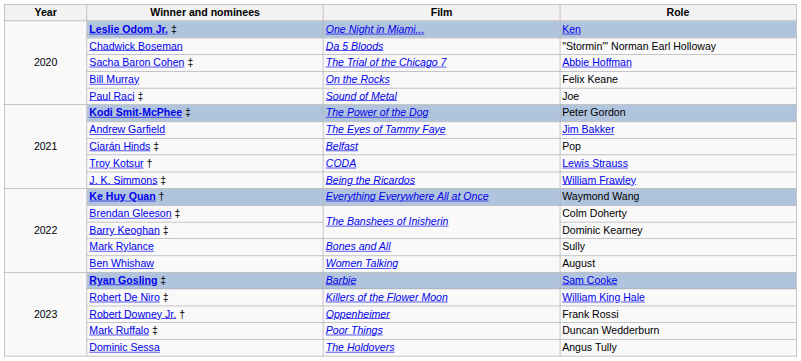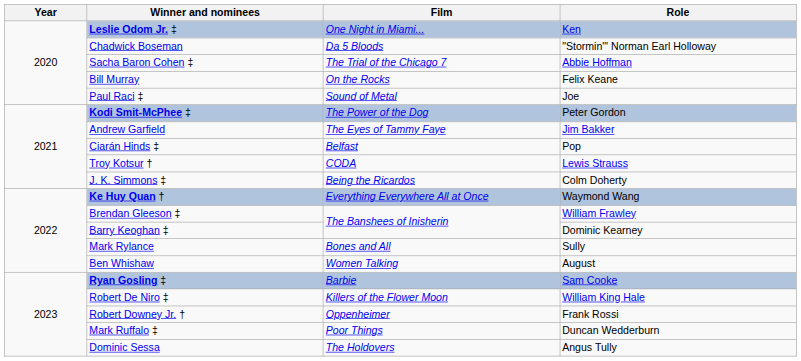(599, 180) William Frawley -> (594, 180) Colm Doherty
(594, 213) Colm Doherty -> (599, 213) William Frawley
